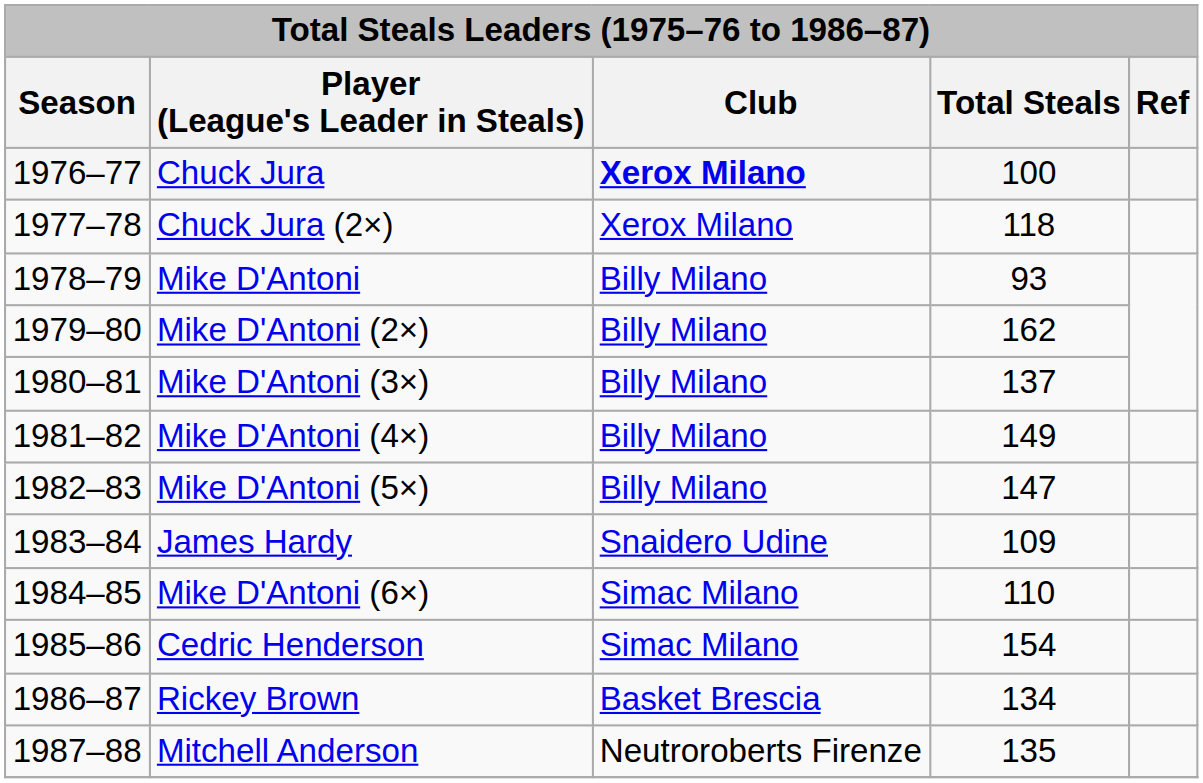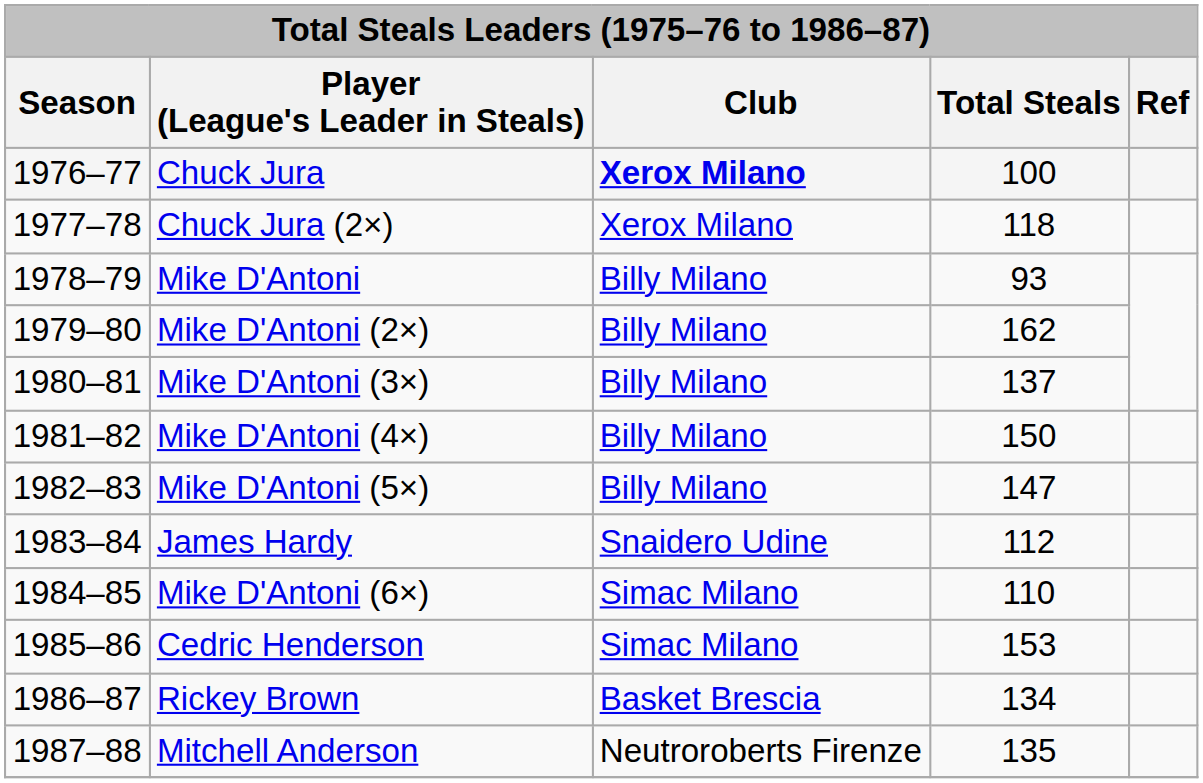(1029, 435) 149 -> (1029, 435) 150
(1029, 540) 109 -> (1029, 540) 112
(1029, 645) 154 -> (1029, 645) 153
